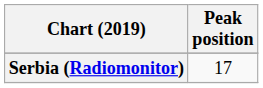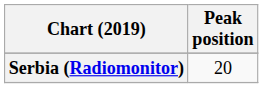(223, 67) 17 -> (223, 67) 20
